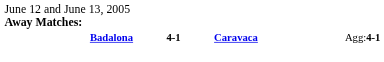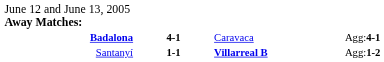(236, 37) bold -> (234, 37) normal
+ row: (114, 52)
